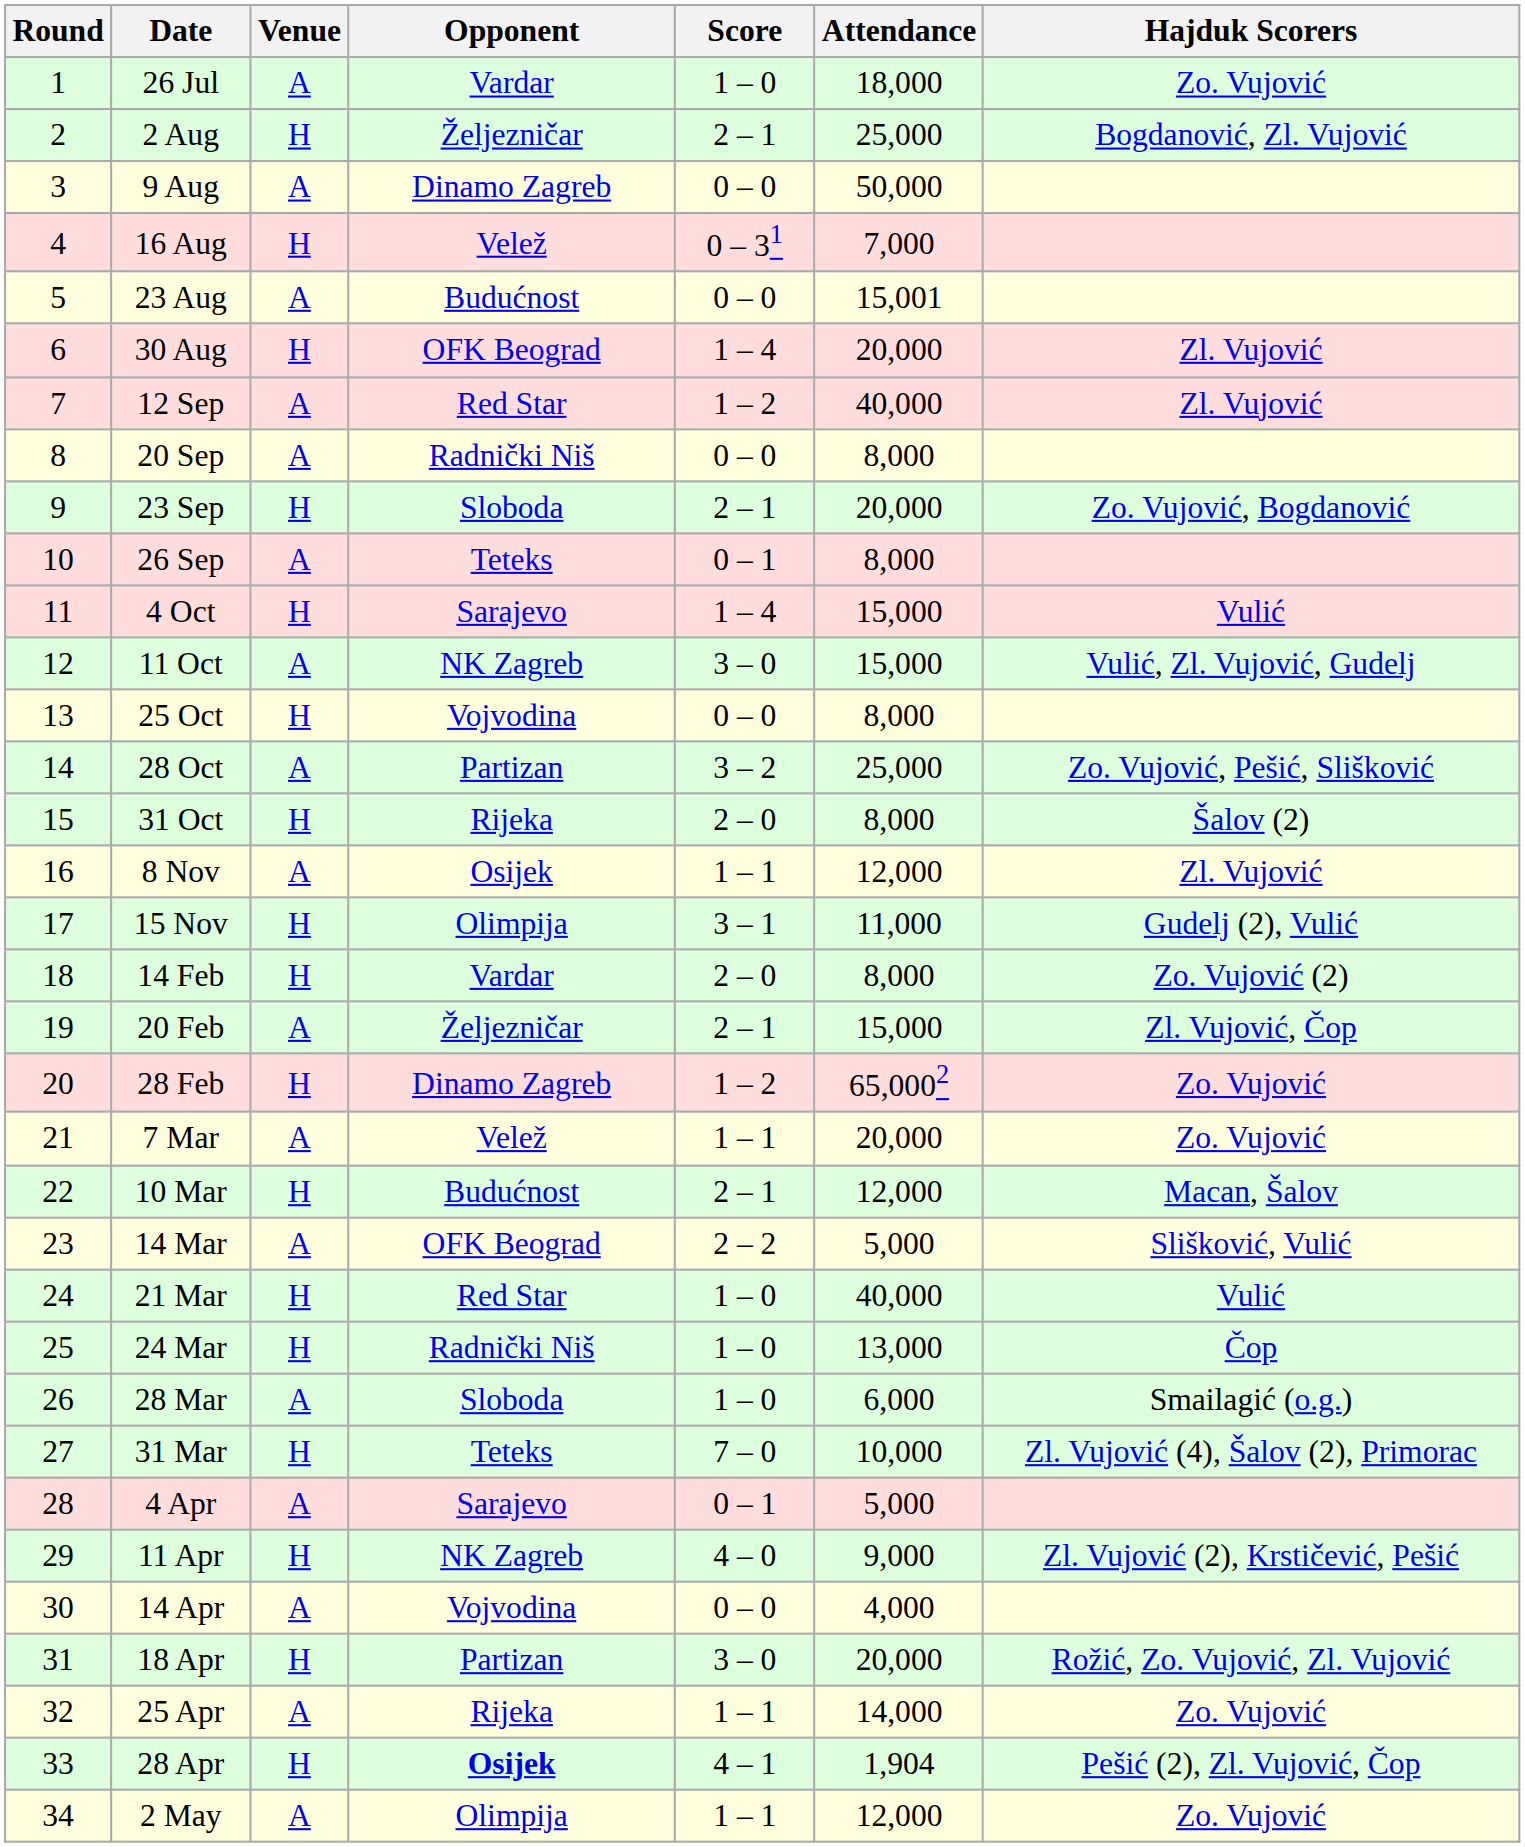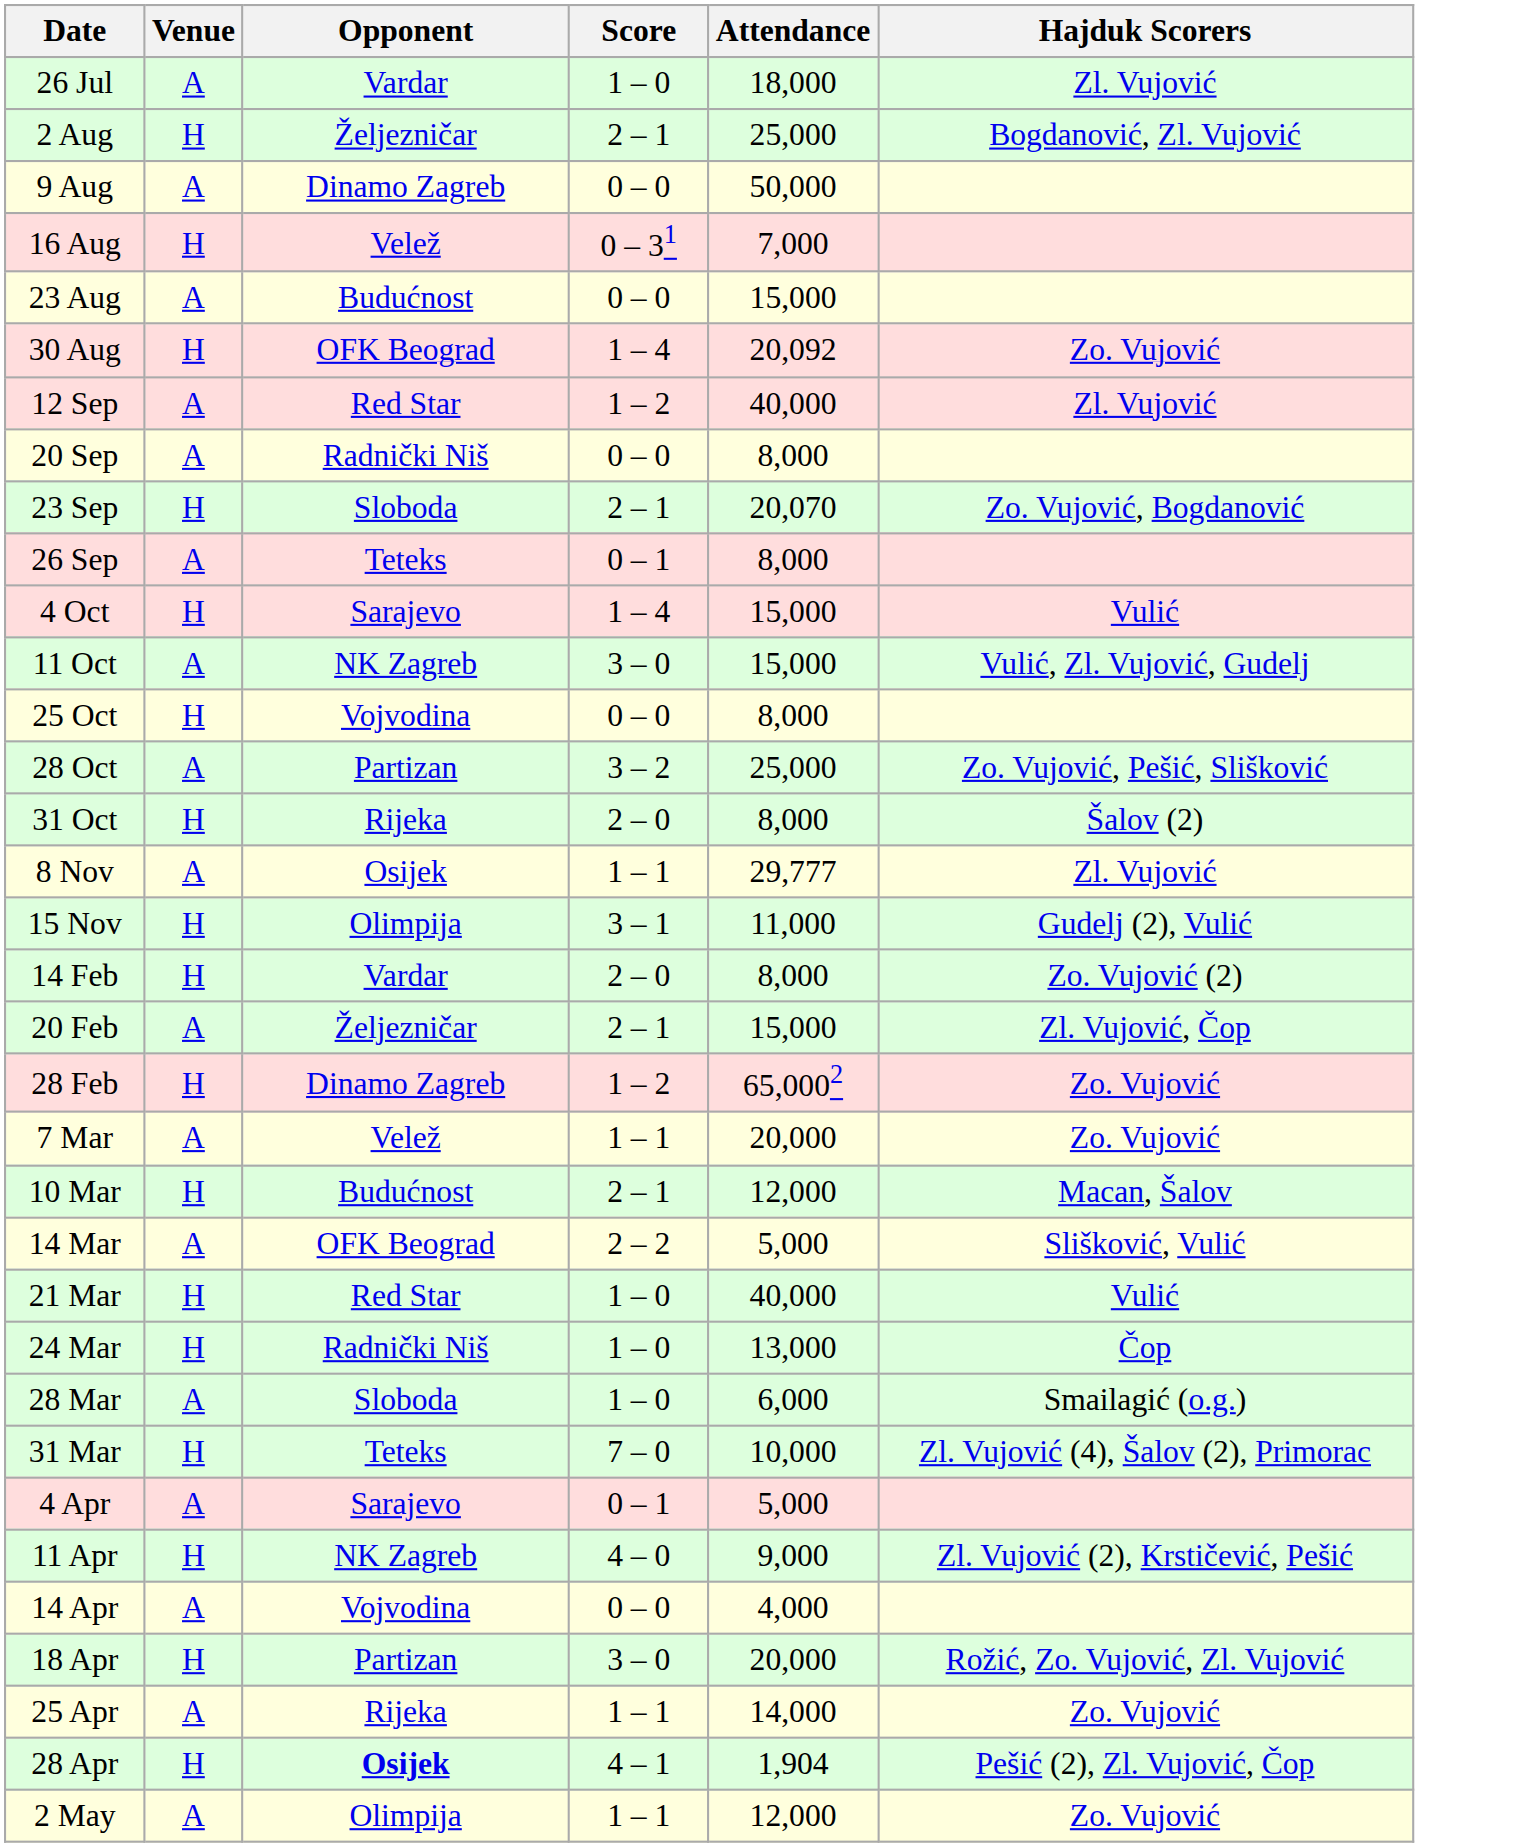- column: (58, 30)
(1251, 82) Zo. Vujović -> (1145, 82) Zl. Vujović
(899, 297) 15,001 -> (793, 297) 15,000
(899, 349) 20,000 -> (793, 349) 20,092
(1251, 349) Zl. Vujović -> (1145, 349) Zo. Vujović
(899, 506) 20,000 -> (793, 506) 20,070
(899, 871) 12,000 -> (793, 871) 29,777
